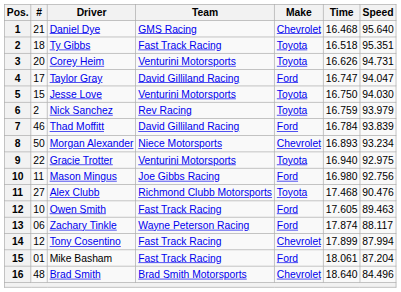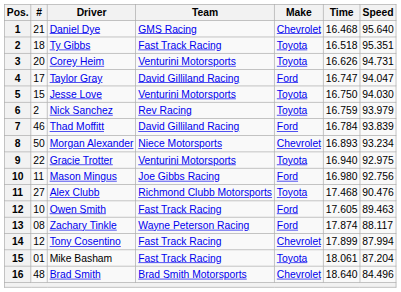(39, 225) 06 -> (39, 225) 08
(287, 258) Ford -> (292, 258) Toyota
